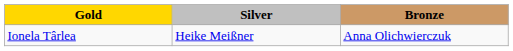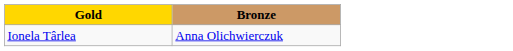- column: (256, 14)
